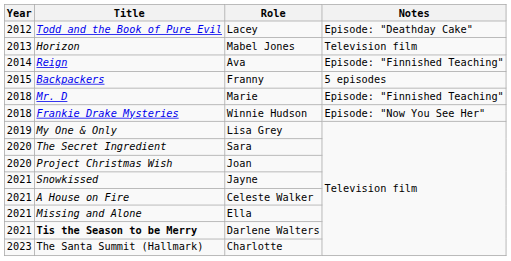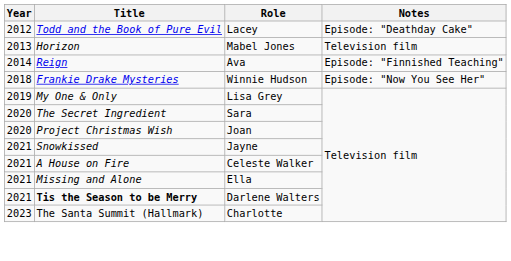- row: (70, 80)
- row: (52, 96)
